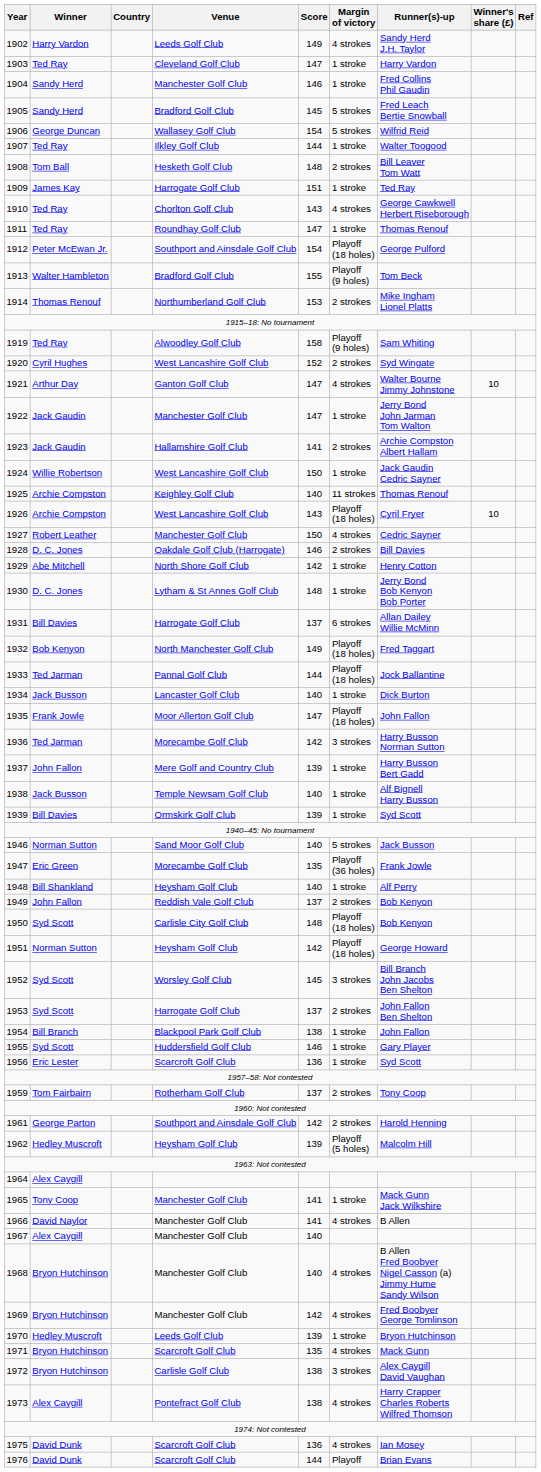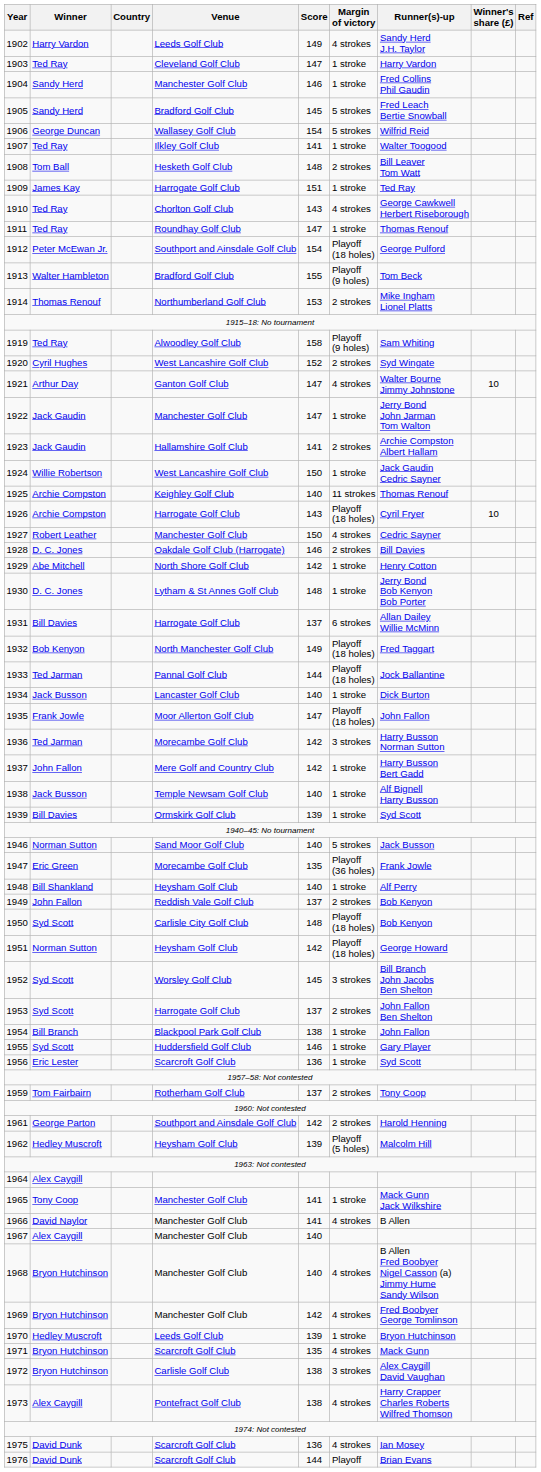(314, 146) 144 -> (314, 146) 141
(211, 514) West Lancashire Golf Club -> (197, 514) Harrogate Golf Club
(314, 768) 139 -> (314, 768) 142
